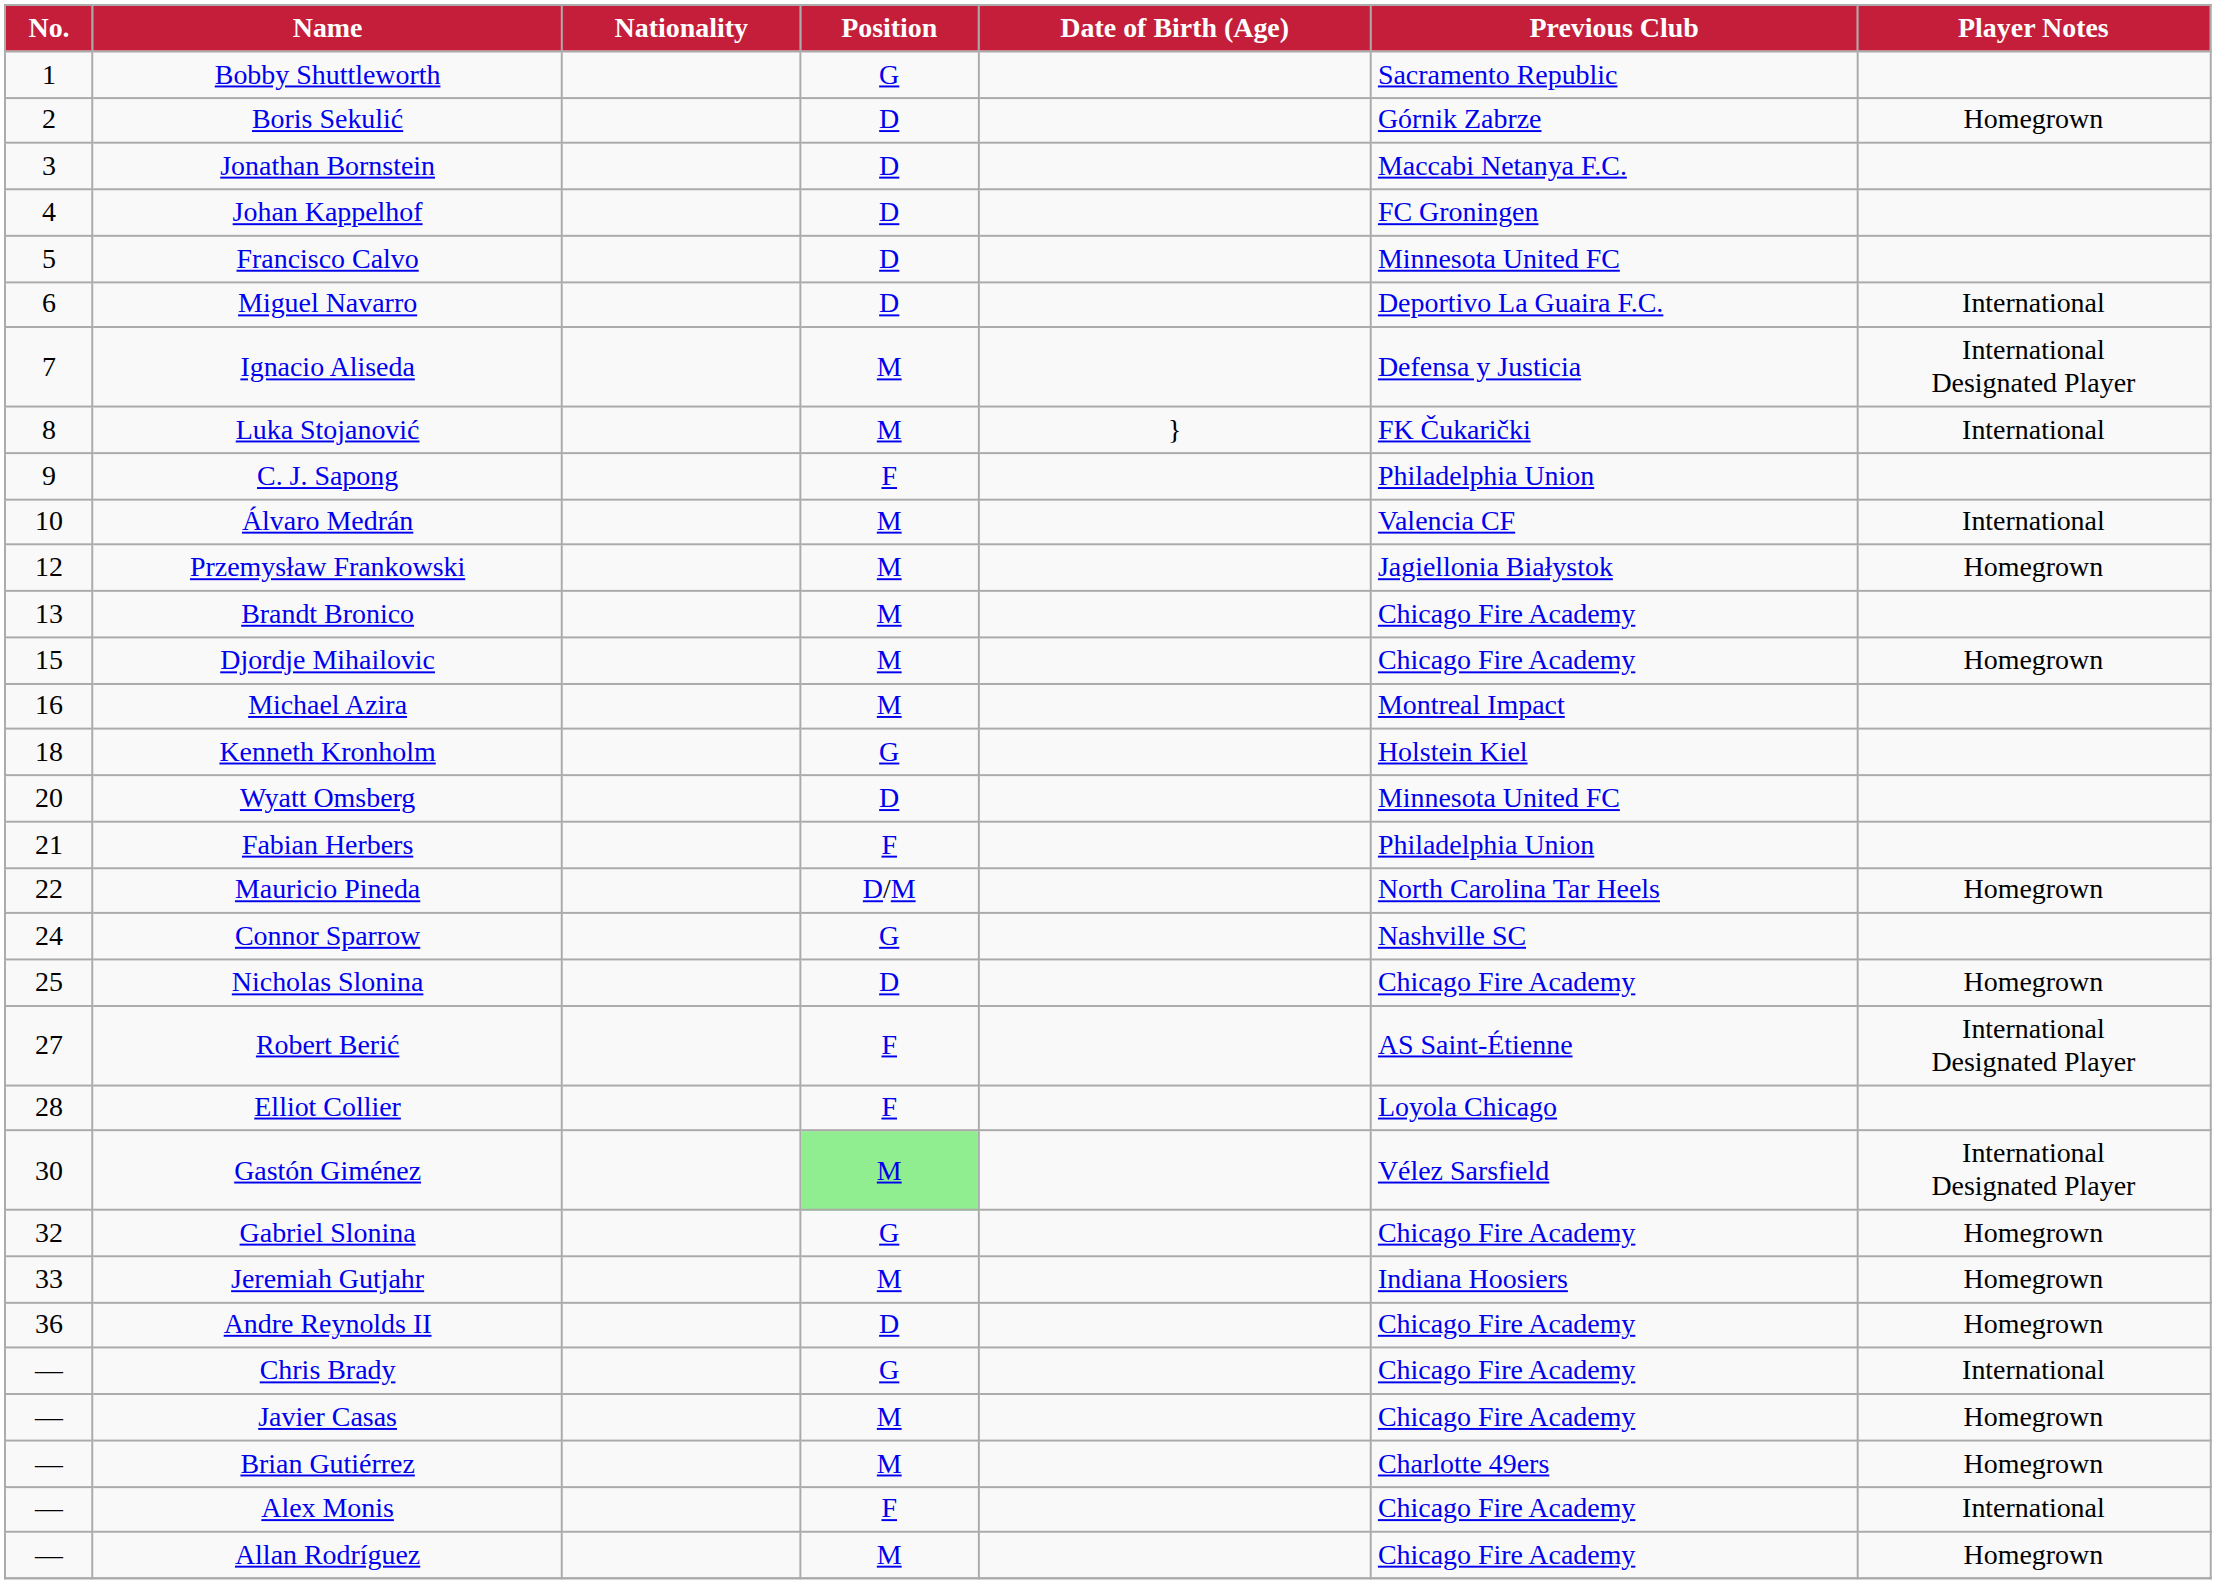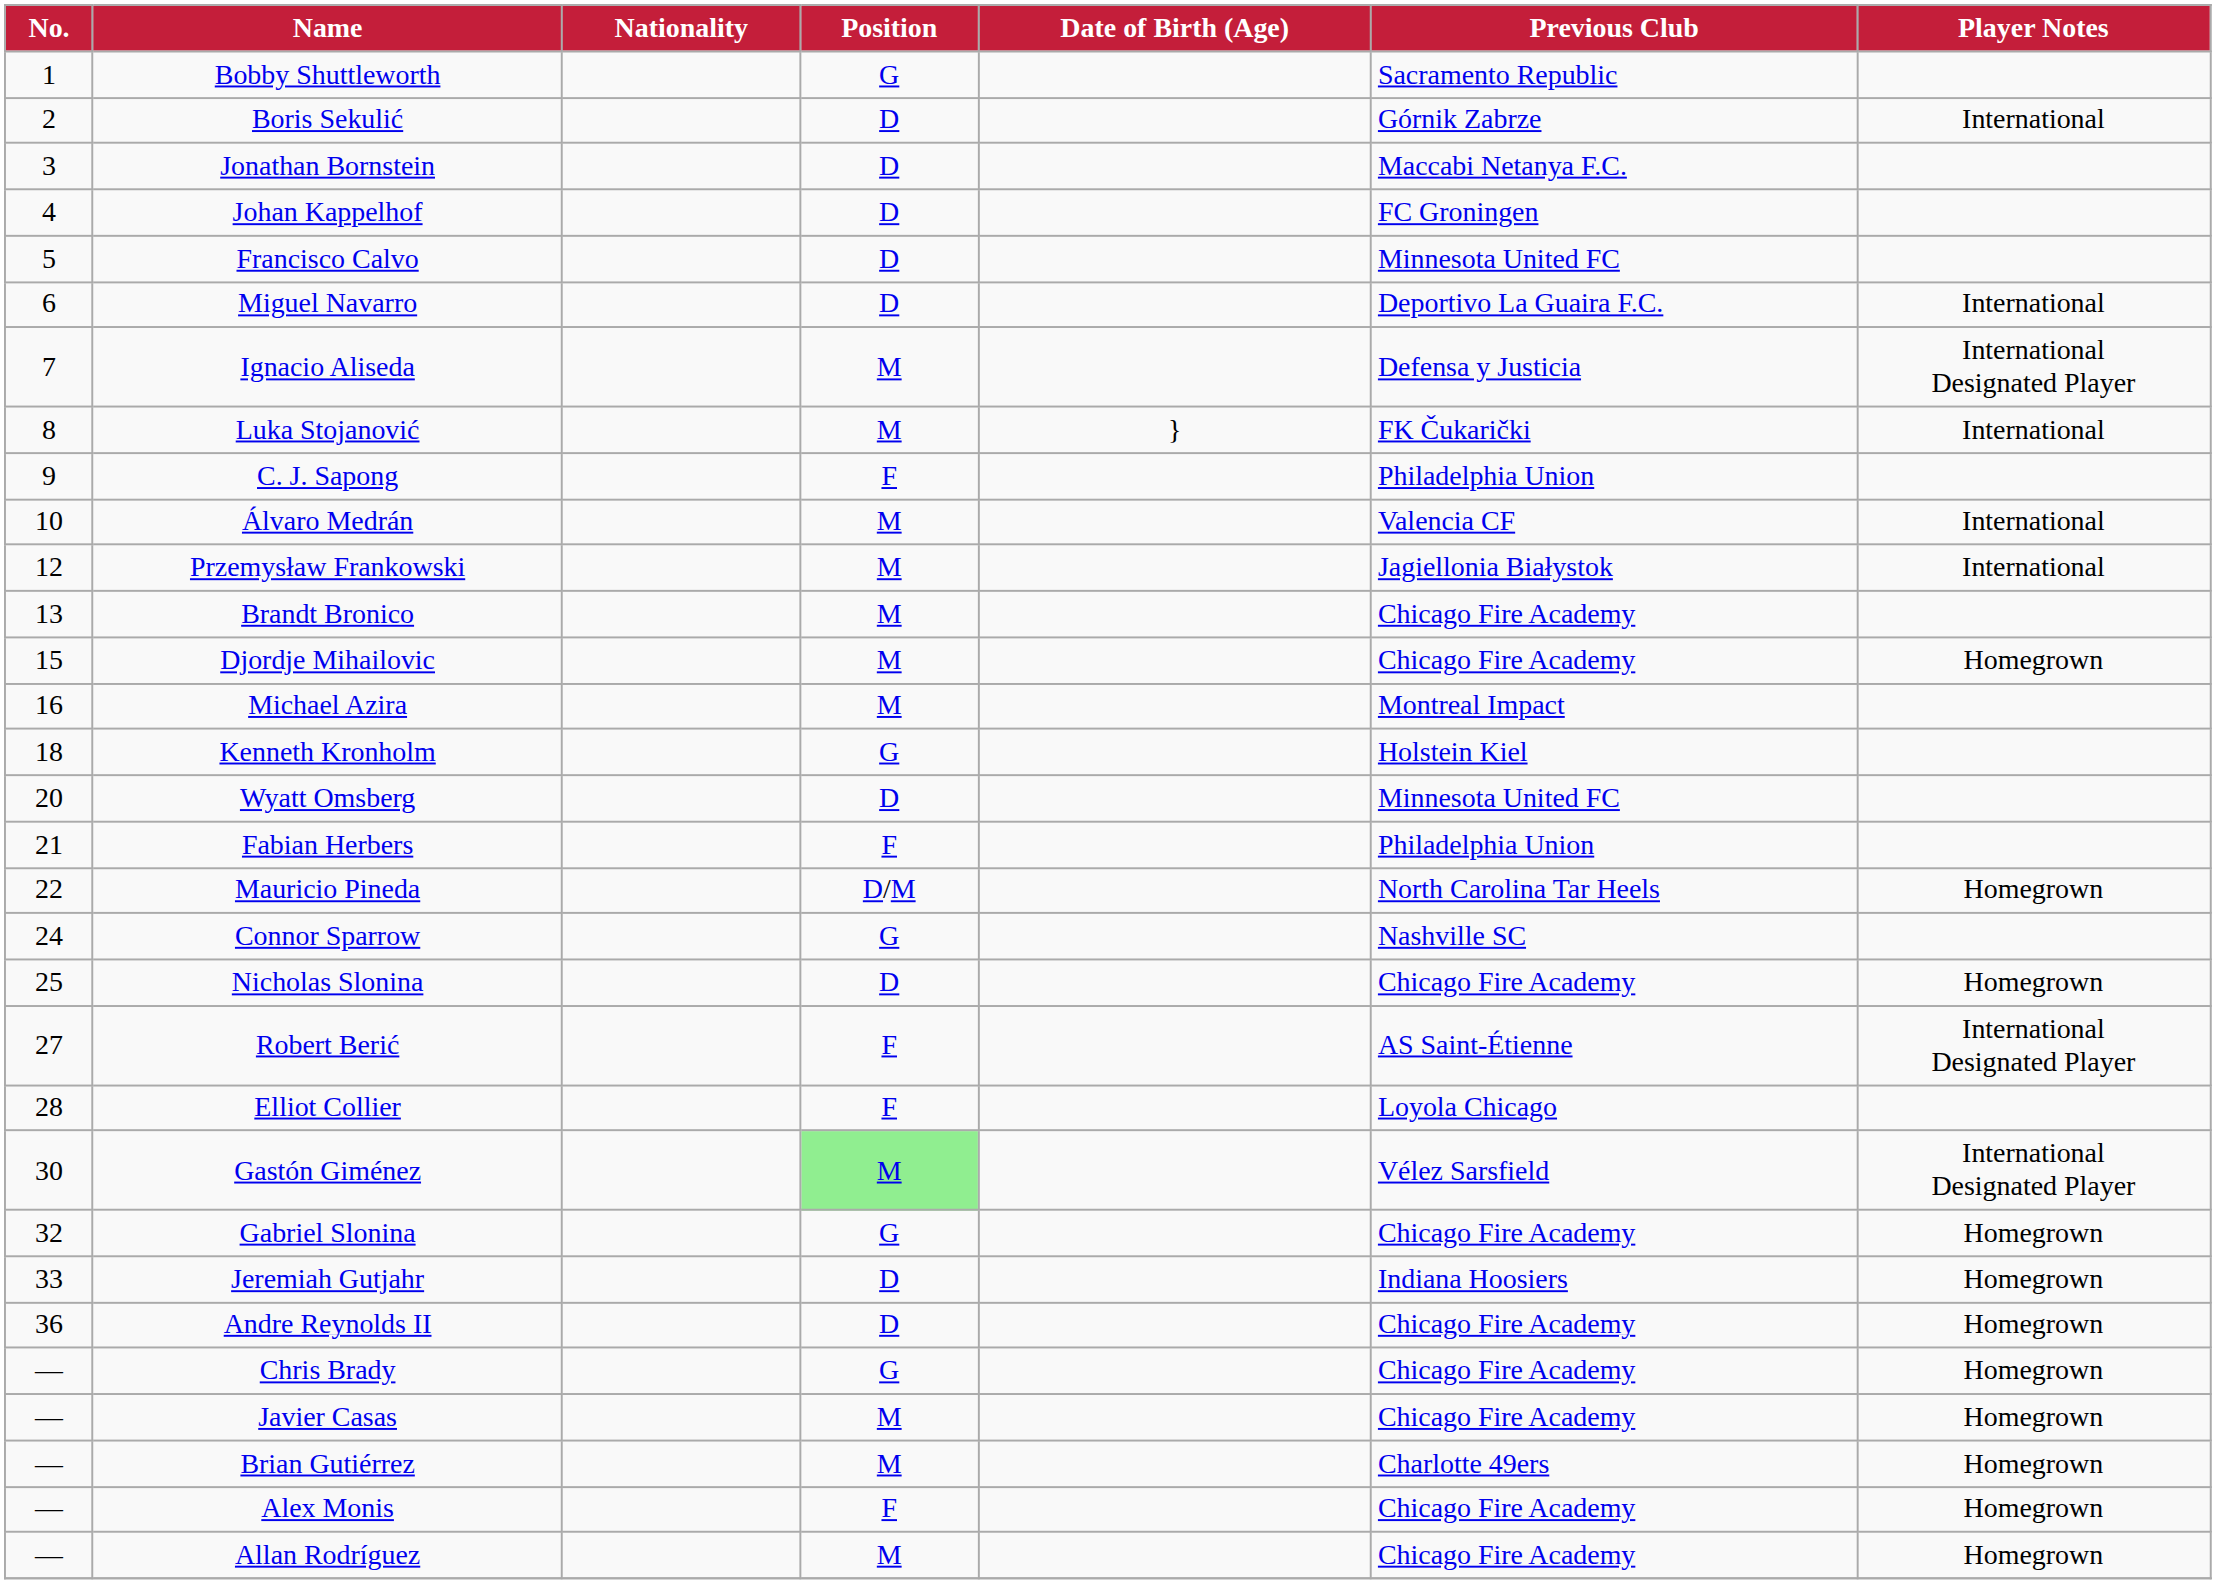(2033, 120) Homegrown -> (2033, 120) International
(2033, 567) Homegrown -> (2033, 567) International
(889, 1278) M -> (889, 1278) D
(2033, 1370) International -> (2033, 1370) Homegrown
(2033, 1509) International -> (2033, 1509) Homegrown
